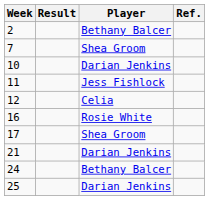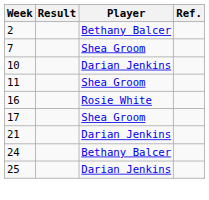(123, 83) Jess Fishlock -> (113, 83) Shea Groom
- row: (13, 100)
